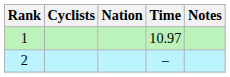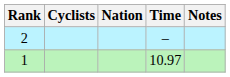rows swapped: (24, 38) <-> (24, 60)
